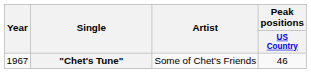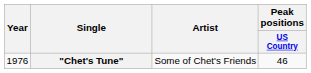(17, 60) 1967 -> (17, 60) 1976
